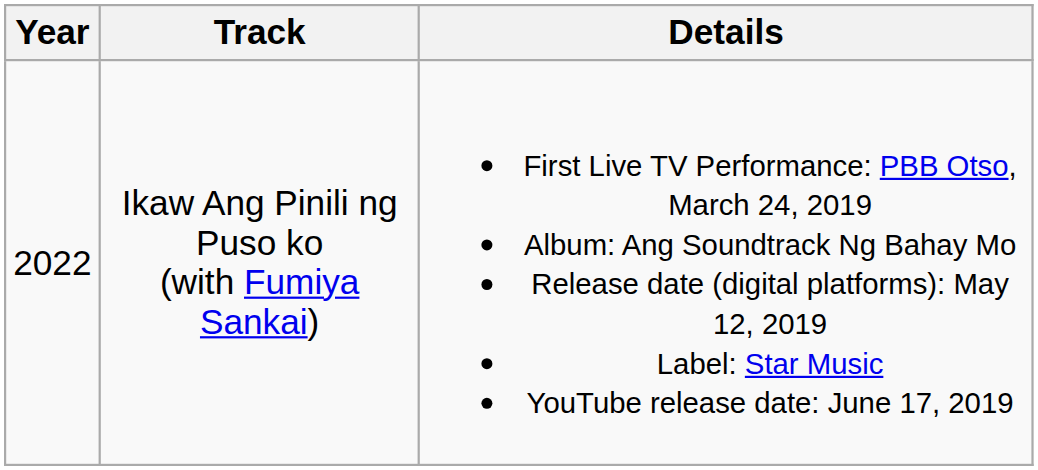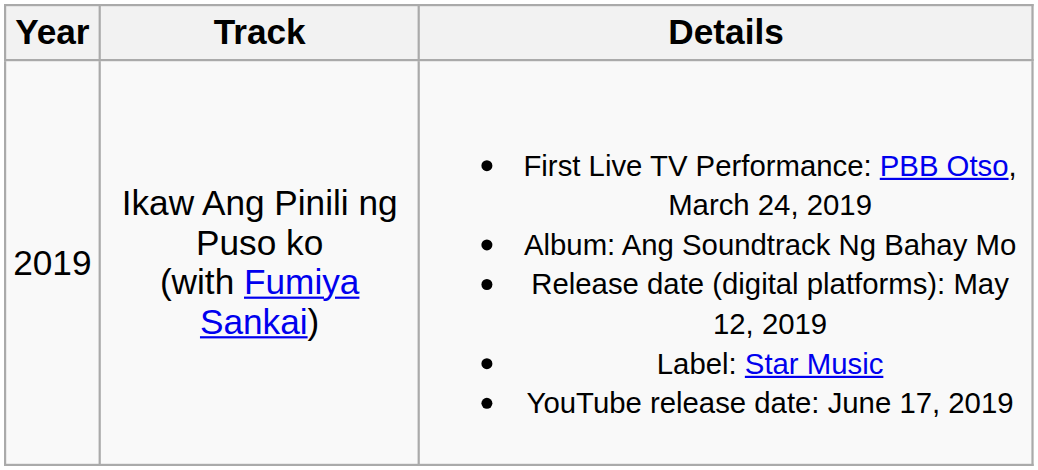(52, 262) 2022 -> (52, 262) 2019
